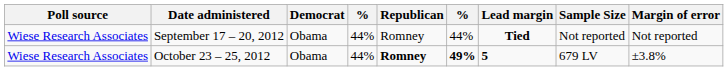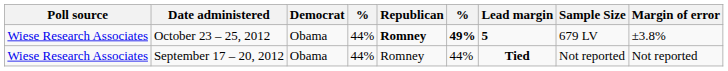rows swapped: (212, 55) <-> (219, 35)
